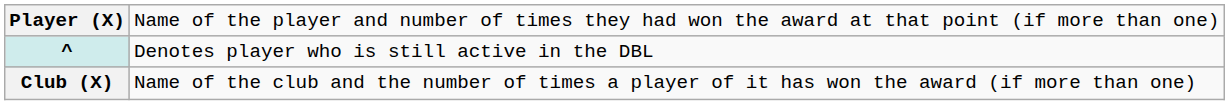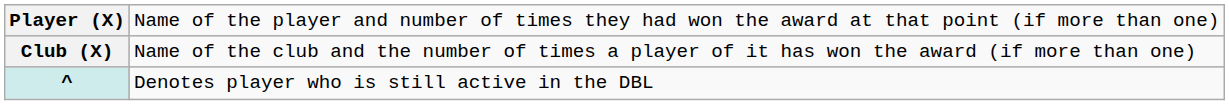rows swapped: (67, 83) <-> (67, 52)
